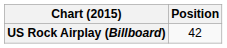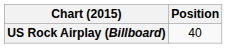(195, 33) 42 -> (195, 33) 40
